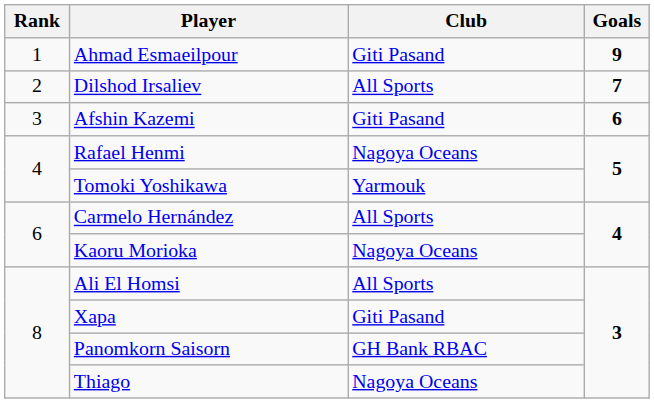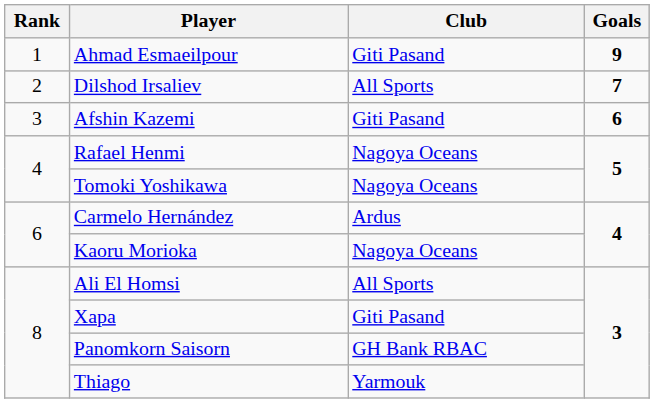(389, 185) Yarmouk -> (415, 185) Nagoya Oceans
(393, 217) All Sports -> (377, 217) Ardus
(415, 381) Nagoya Oceans -> (389, 381) Yarmouk
